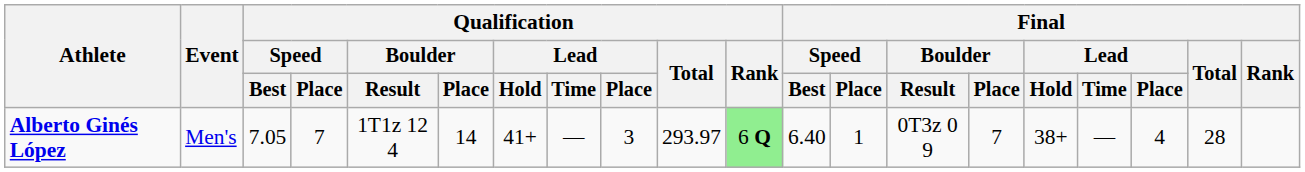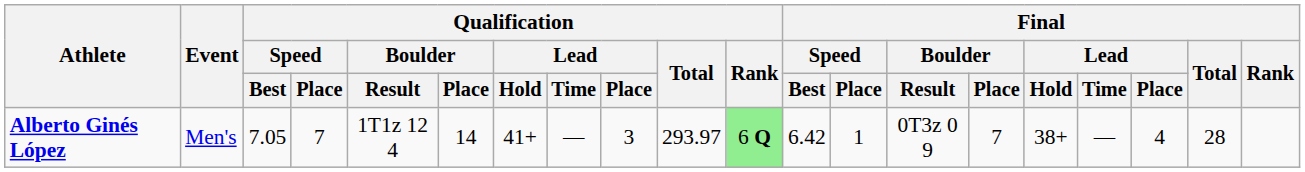(807, 137) 6.40 -> (807, 137) 6.42
